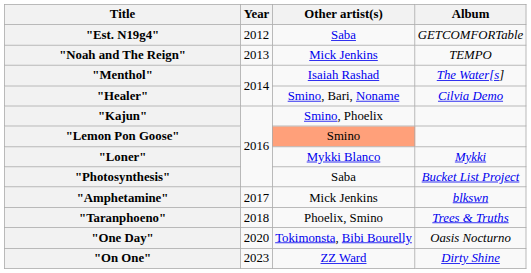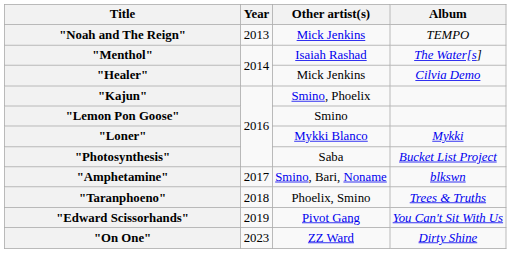- row: (123, 34)
(344, 95) Smino, Bari, Noname -> (331, 75) Mick Jenkins
(344, 136) lightsalmon background -> (331, 116) no background
(344, 197) Mick Jenkins -> (331, 177) Smino, Bari, Noname
+ row: (123, 217)
- row: (123, 237)
